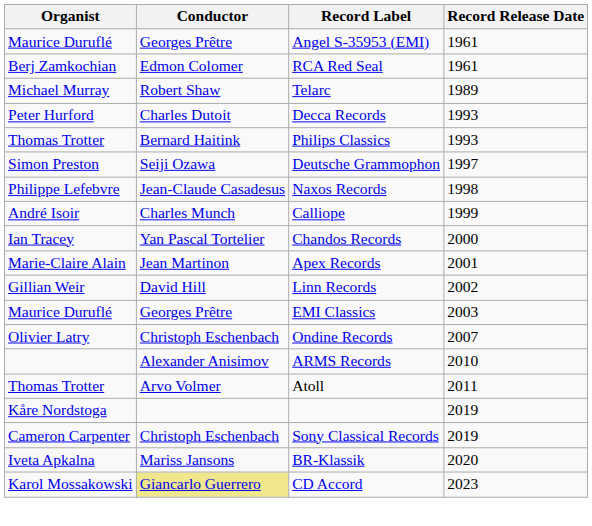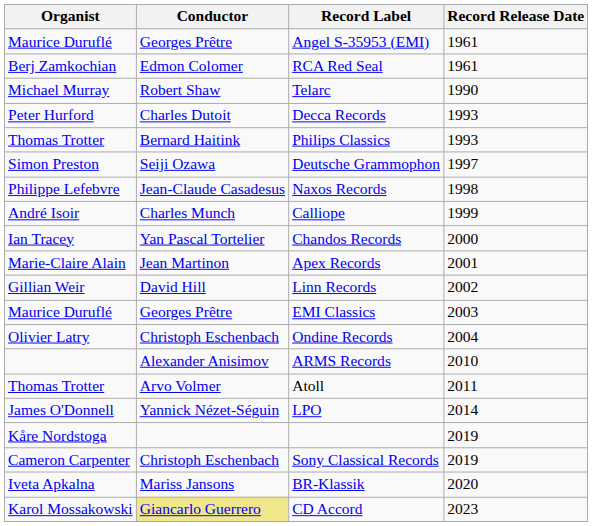(463, 90) 1989 -> (463, 90) 1990
(463, 336) 2007 -> (463, 336) 2004
+ row: (307, 410)
